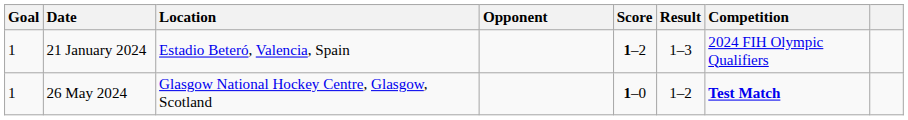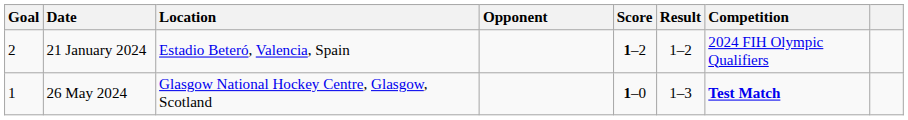(12, 51) 1 -> (12, 51) 2
(681, 51) 1–3 -> (681, 51) 1–2
(681, 94) 1–2 -> (681, 94) 1–3
